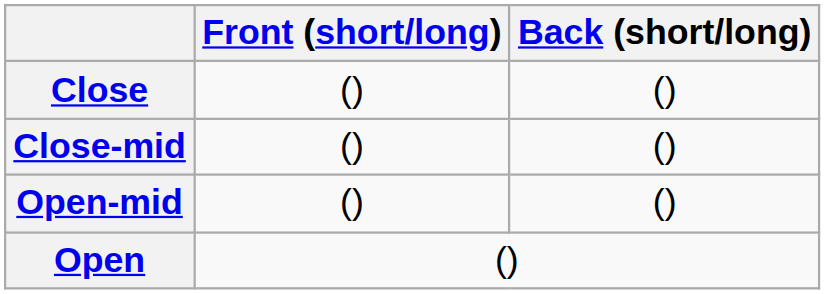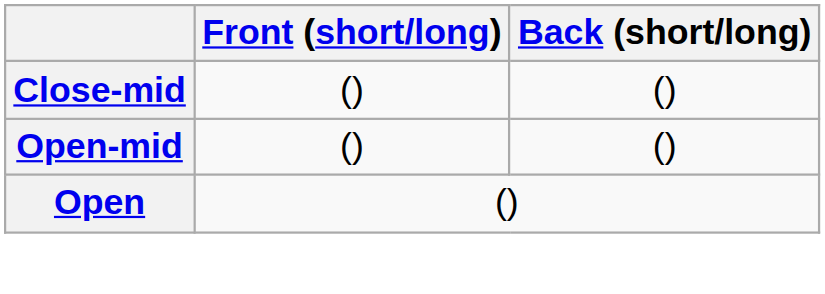- row: (100, 89)
